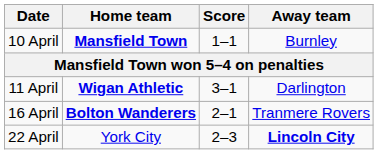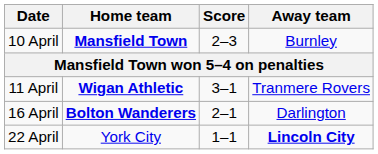(224, 40) 1–1 -> (224, 40) 2–3
(311, 88) Darlington -> (311, 88) Tranmere Rovers
(311, 112) Tranmere Rovers -> (311, 112) Darlington
(224, 137) 2–3 -> (224, 137) 1–1
